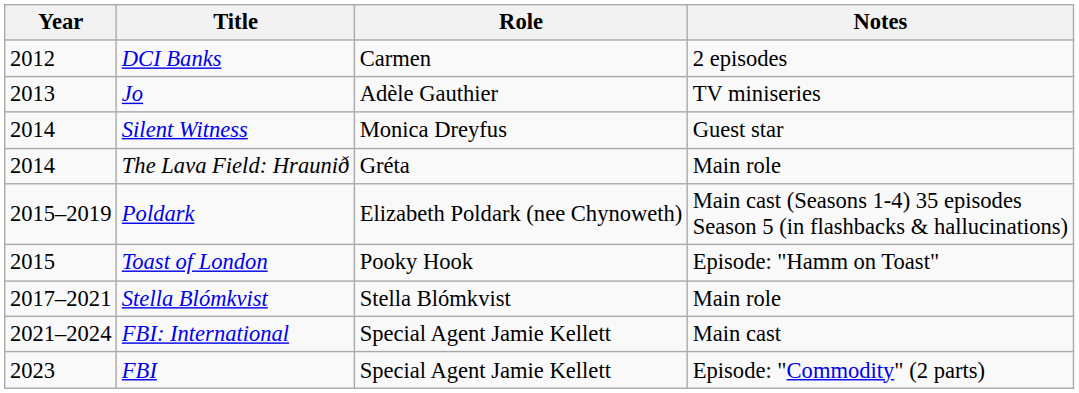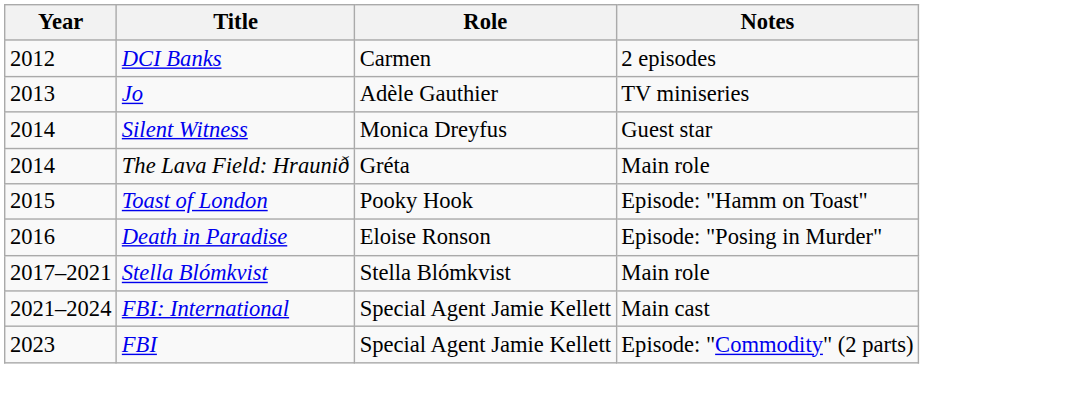- row: (158, 213)
+ row: (205, 237)
